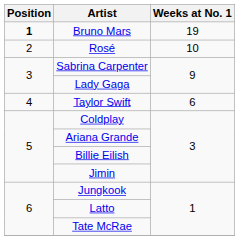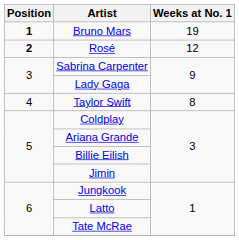(29, 48) normal -> (29, 48) bold
(192, 48) 10 -> (192, 48) 12
(192, 102) 6 -> (192, 102) 8
